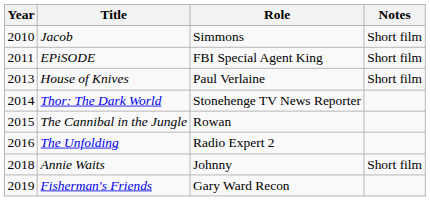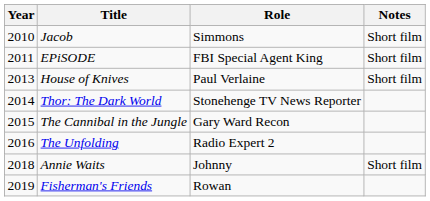(212, 121) Rowan -> (241, 121) Gary Ward Recon
(241, 185) Gary Ward Recon -> (212, 185) Rowan
